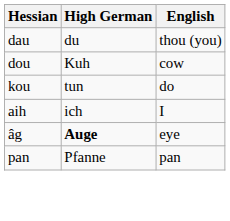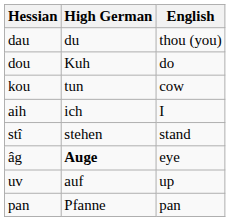(172, 63) cow -> (167, 63) do
(167, 87) do -> (172, 87) cow
+ row: (15, 134)
+ row: (15, 181)
